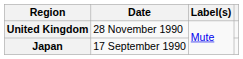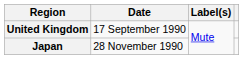(138, 29) 28 November 1990 -> (140, 29) 17 September 1990
(140, 46) 17 September 1990 -> (138, 46) 28 November 1990
